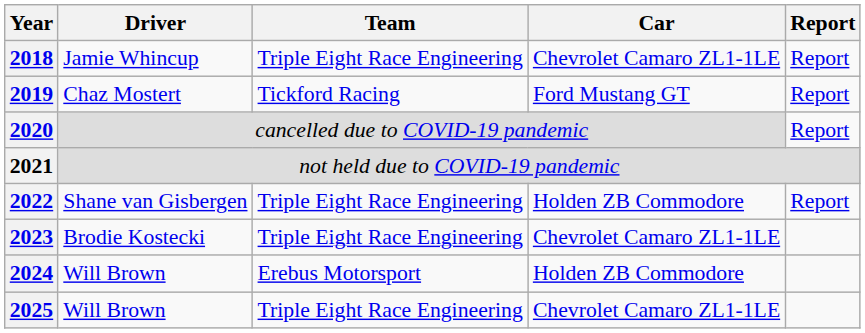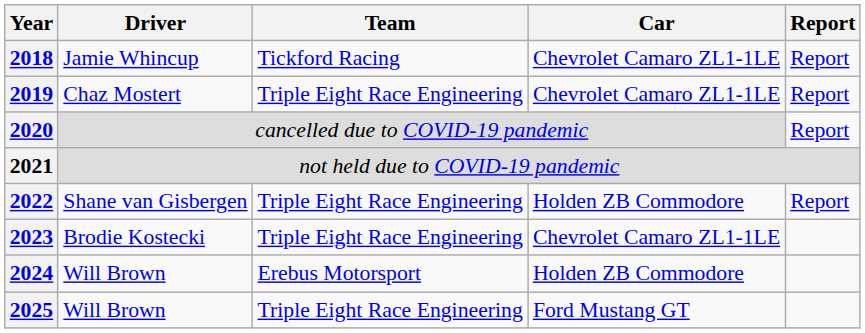(390, 58) Triple Eight Race Engineering -> (329, 58) Tickford Racing
(329, 94) Tickford Racing -> (390, 94) Triple Eight Race Engineering
(611, 94) Ford Mustang GT -> (657, 94) Chevrolet Camaro ZL1-1LE
(657, 309) Chevrolet Camaro ZL1-1LE -> (611, 309) Ford Mustang GT
